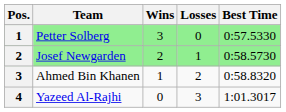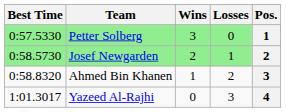columns swapped: (19, 14) <-> (250, 14)
